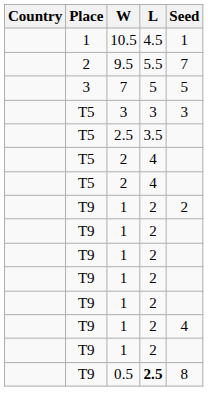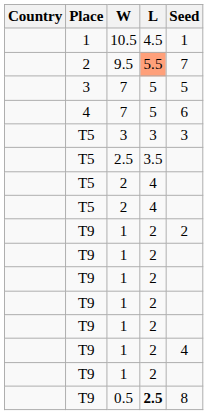(153, 64) no background -> (153, 64) lightsalmon background
+ row: (86, 111)
